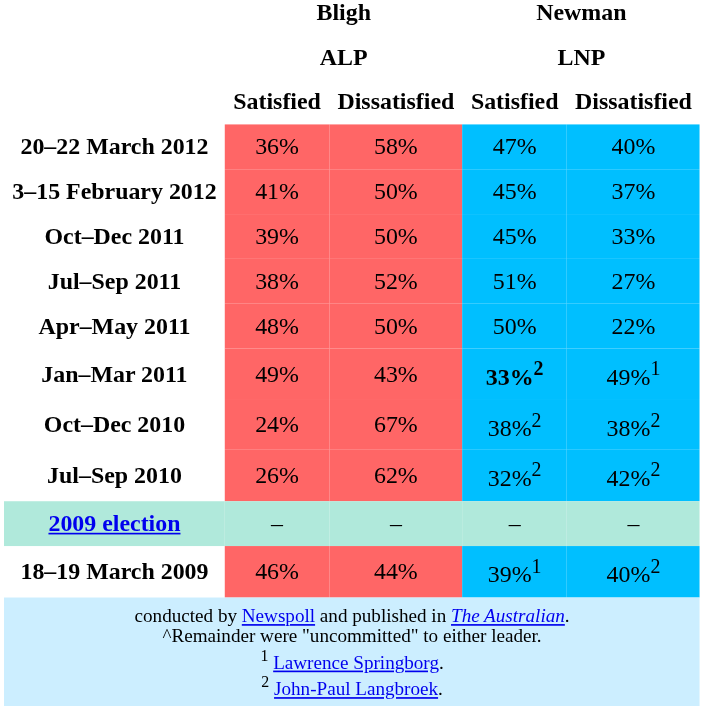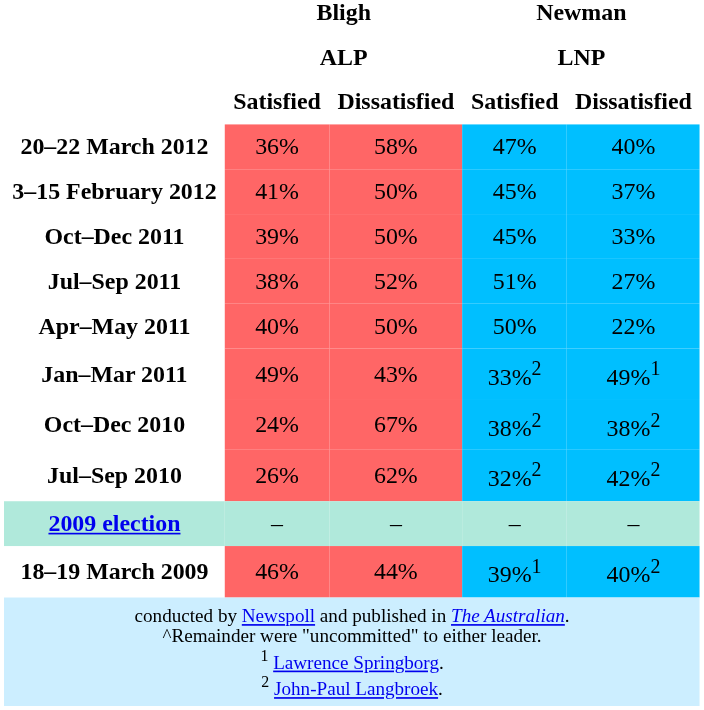(277, 325) 48% -> (277, 325) 40%
(515, 373) bold -> (515, 373) normal
